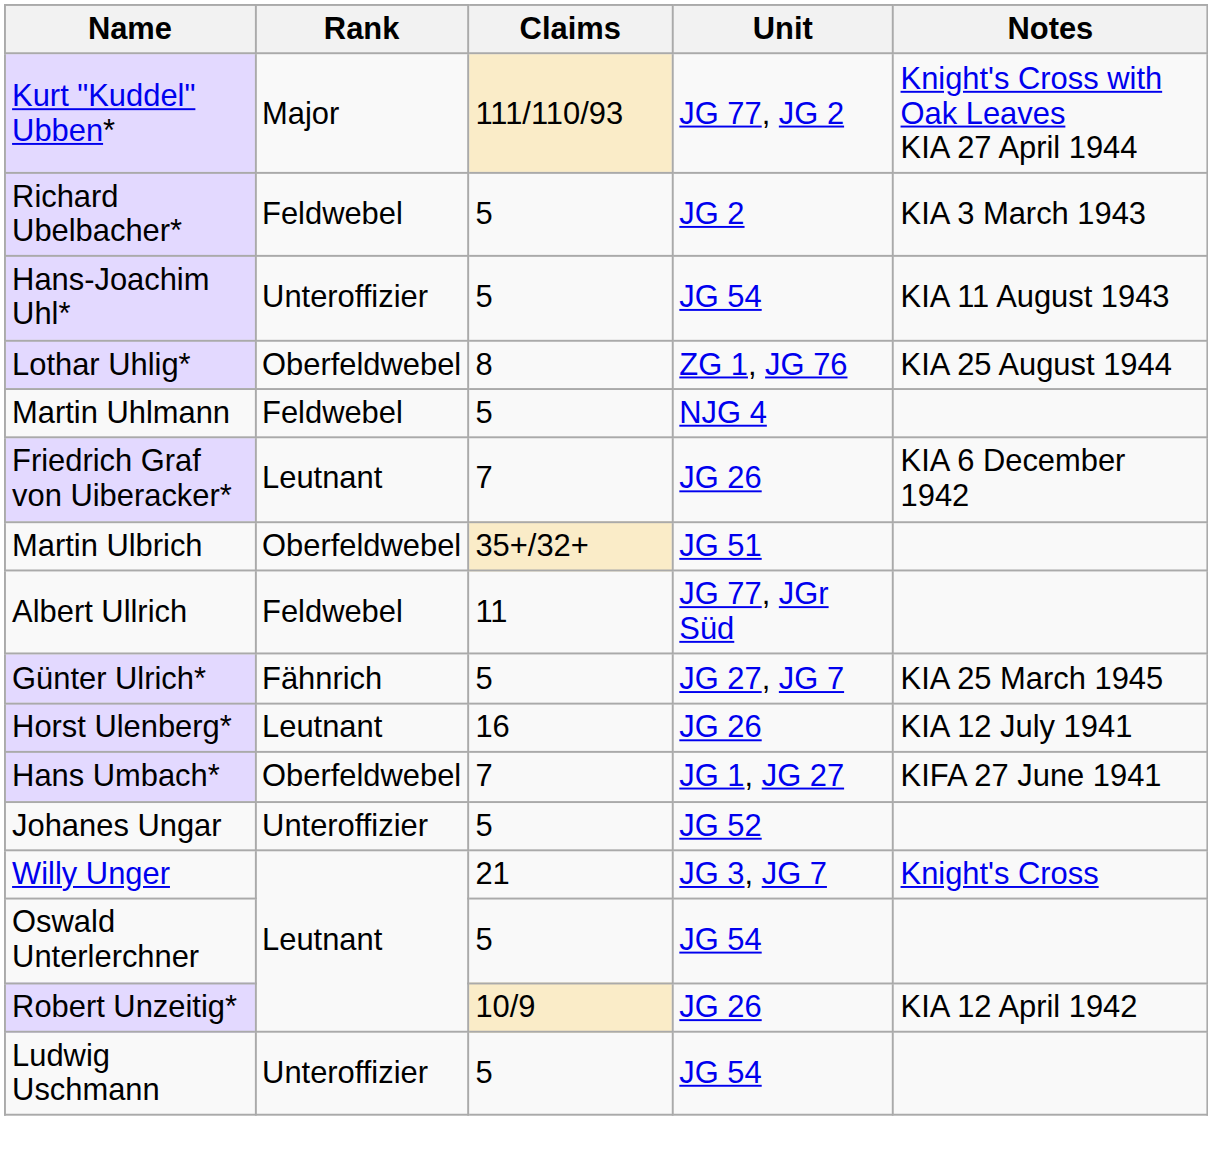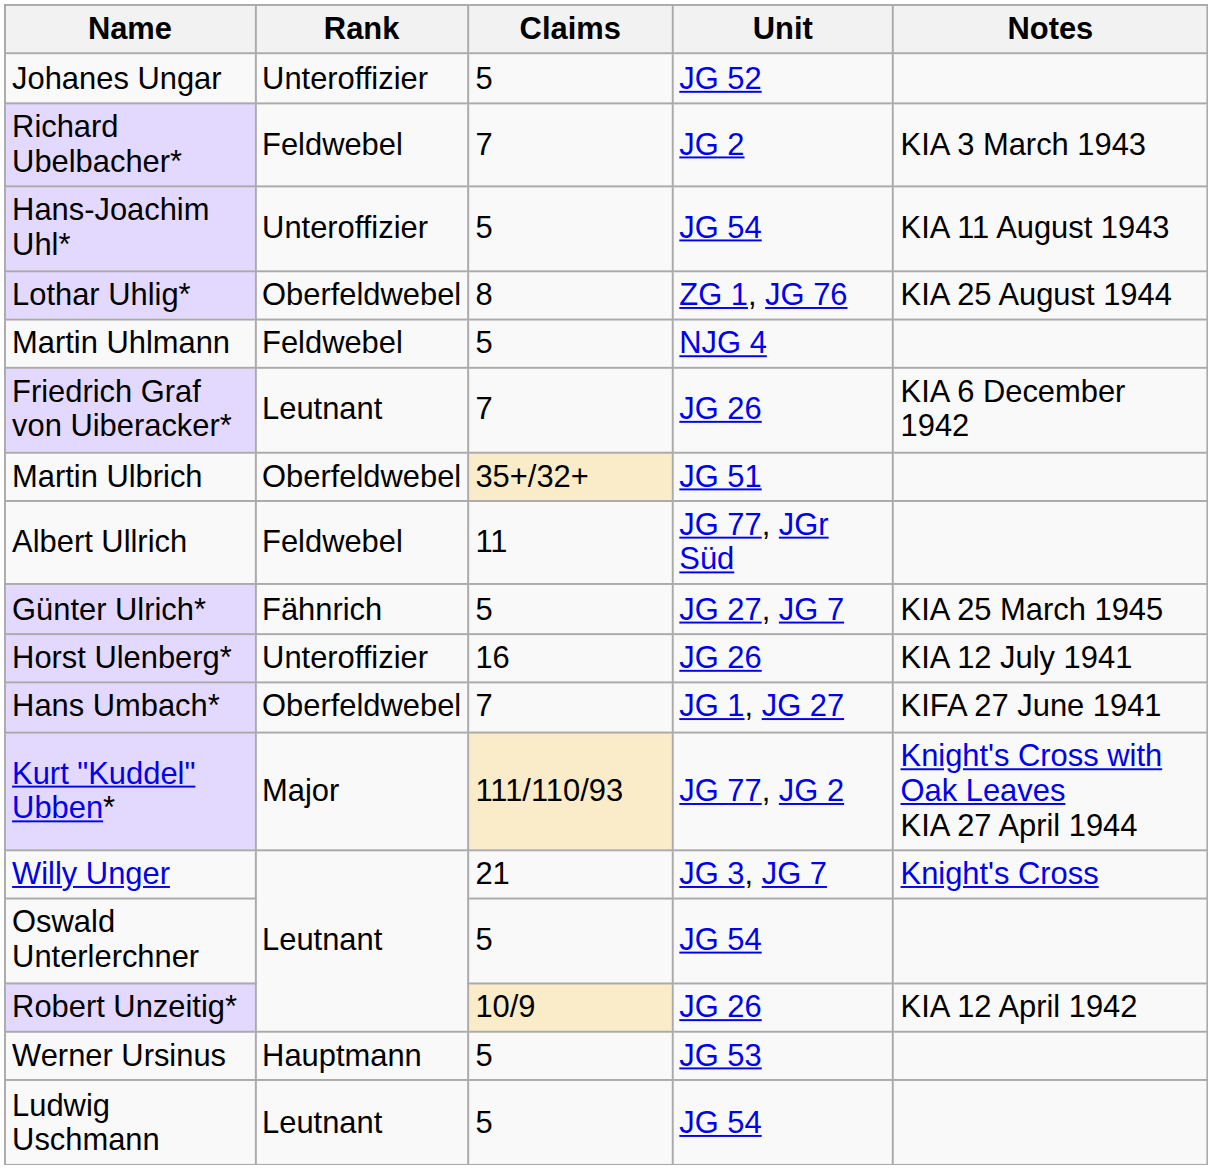rows swapped: (104, 112) <-> (117, 825)
(484, 213) 5 -> (484, 144) 7
(322, 727) Leutnant -> (345, 657) Unteroffizier
+ row: (119, 1055)
(345, 1073) Unteroffizier -> (322, 1122) Leutnant
